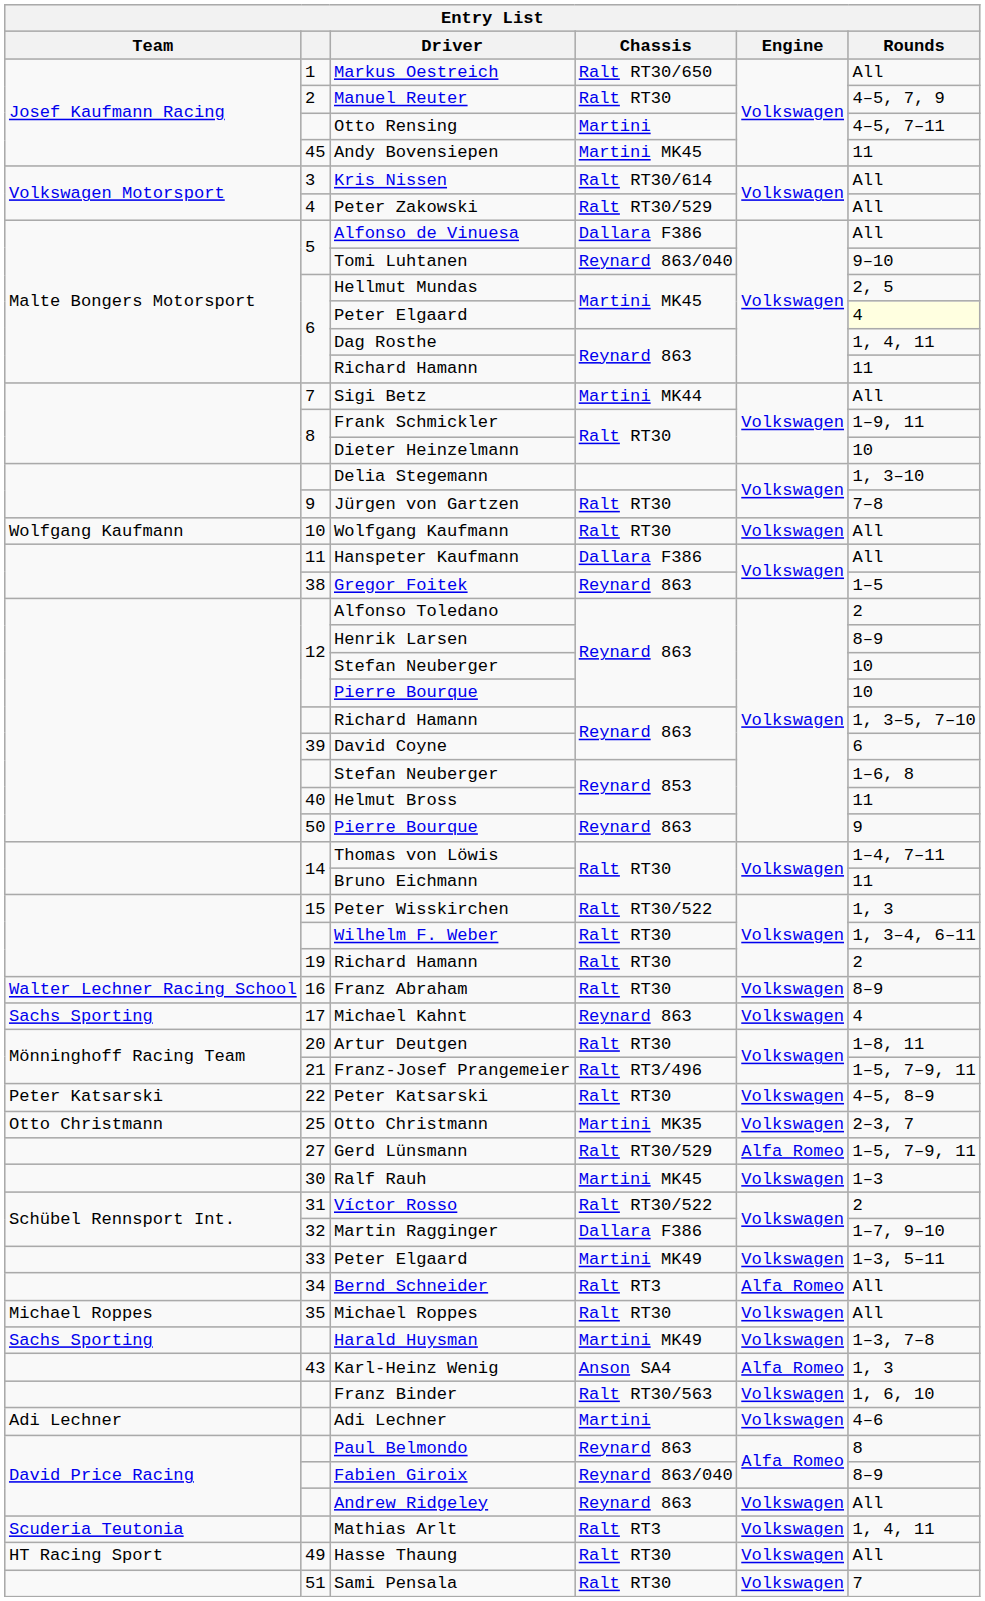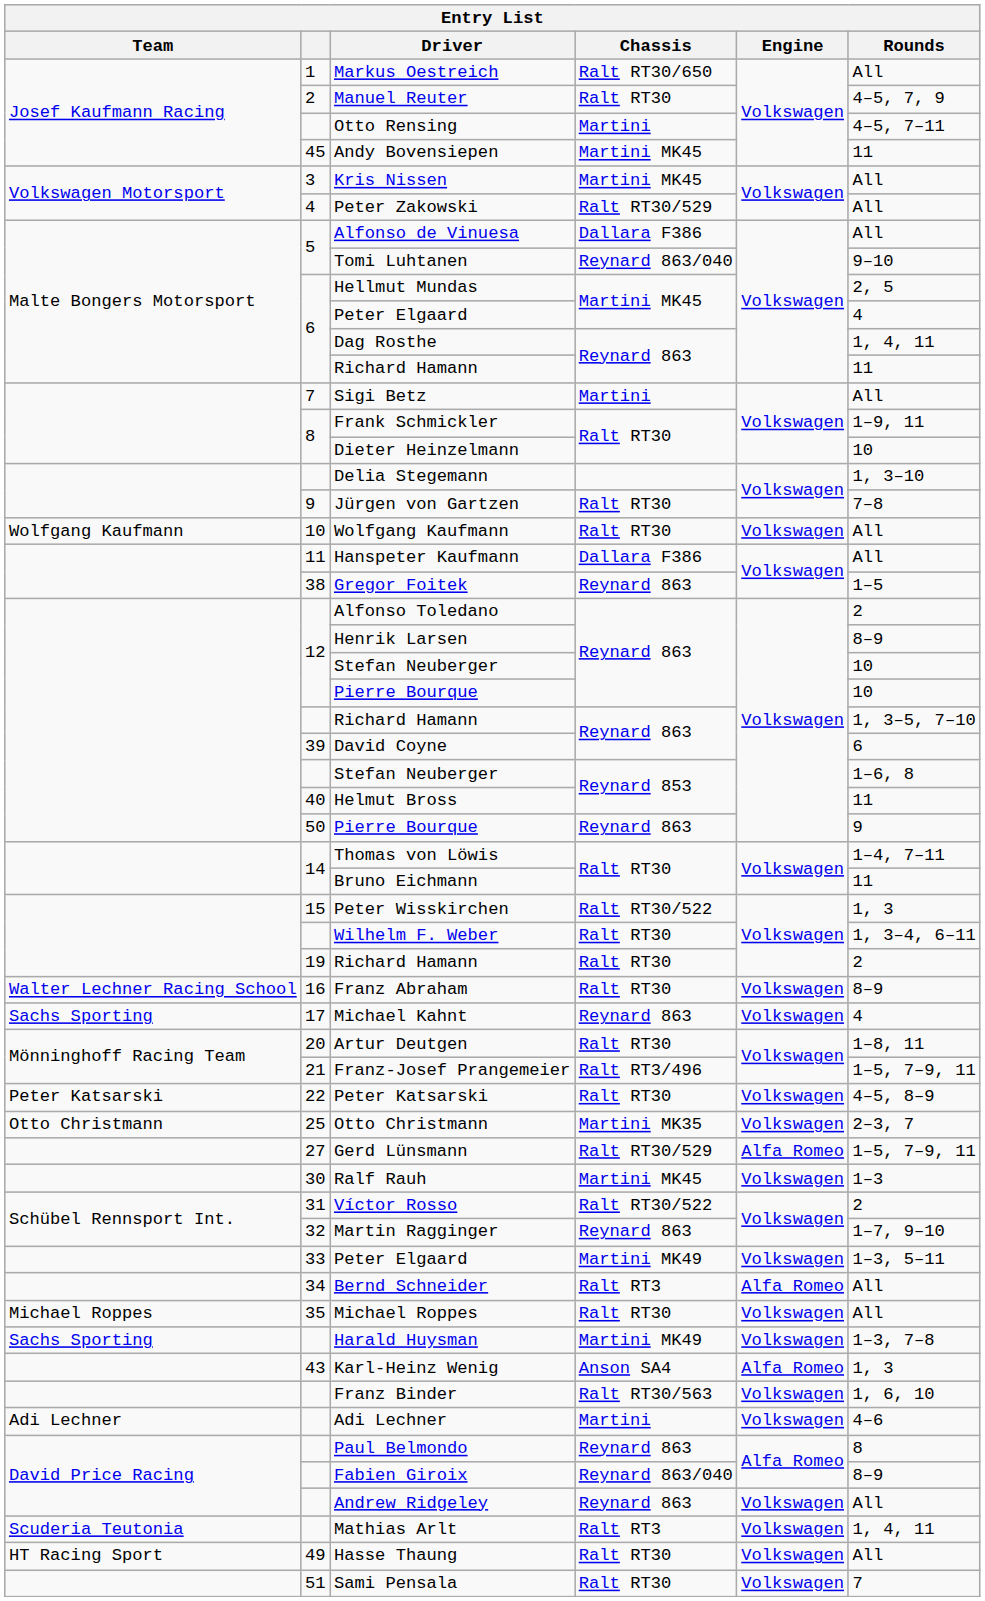(646, 180) Ralt RT30/614 -> (640, 180) Martini MK45
(858, 315) lightyellow background -> (858, 315) no background
(640, 396) Martini MK44 -> (615, 396) Martini
(640, 1232) Dallara F386 -> (635, 1232) Reynard 863
